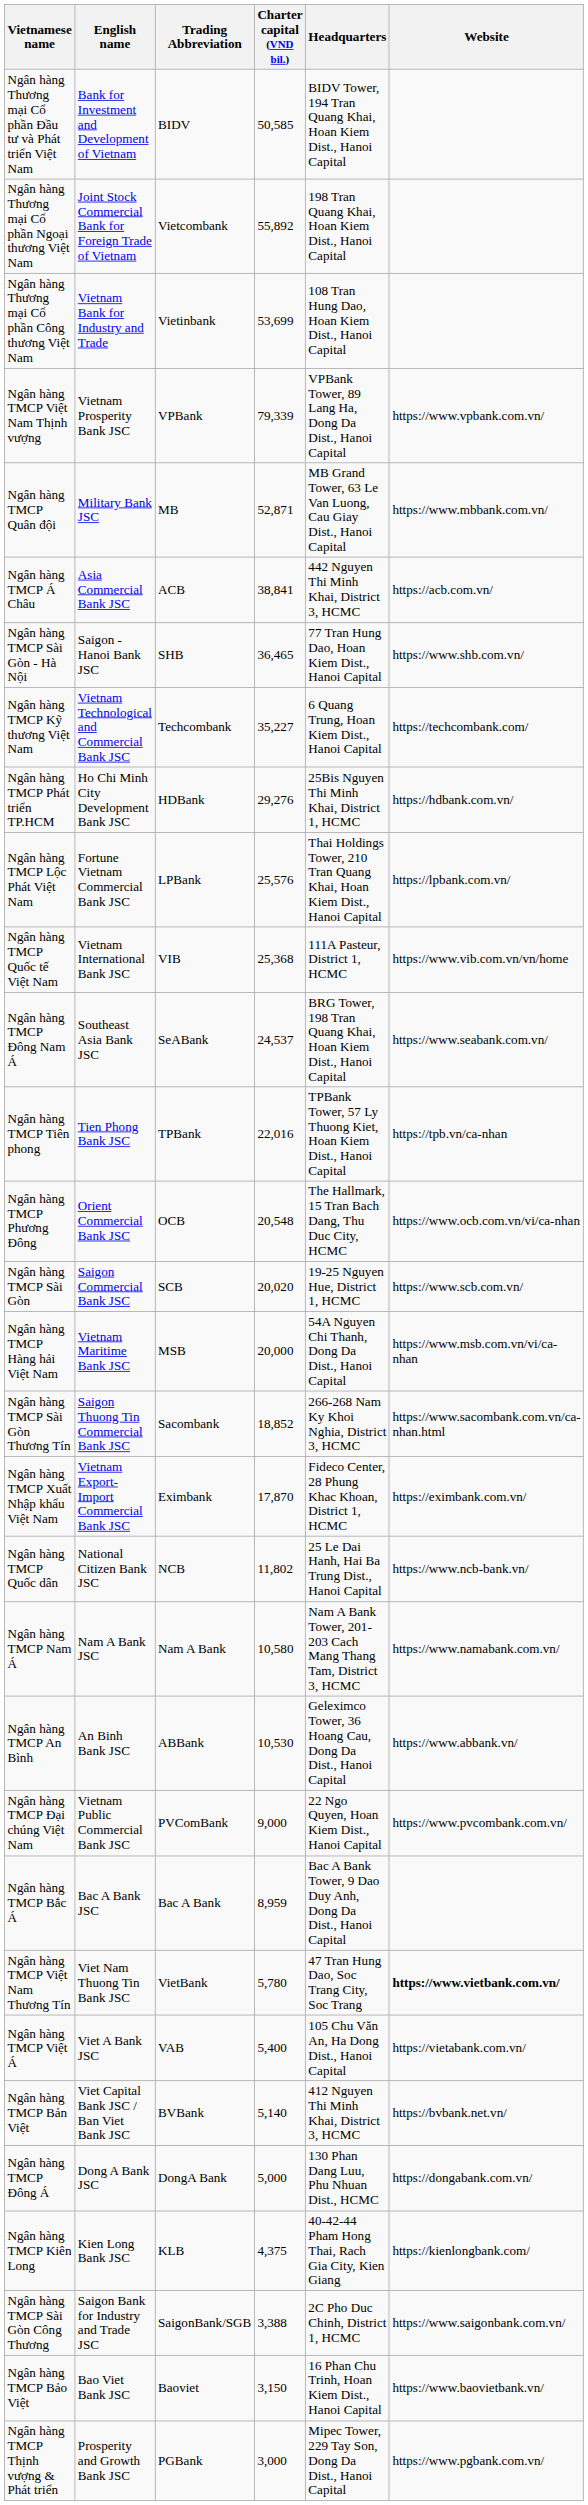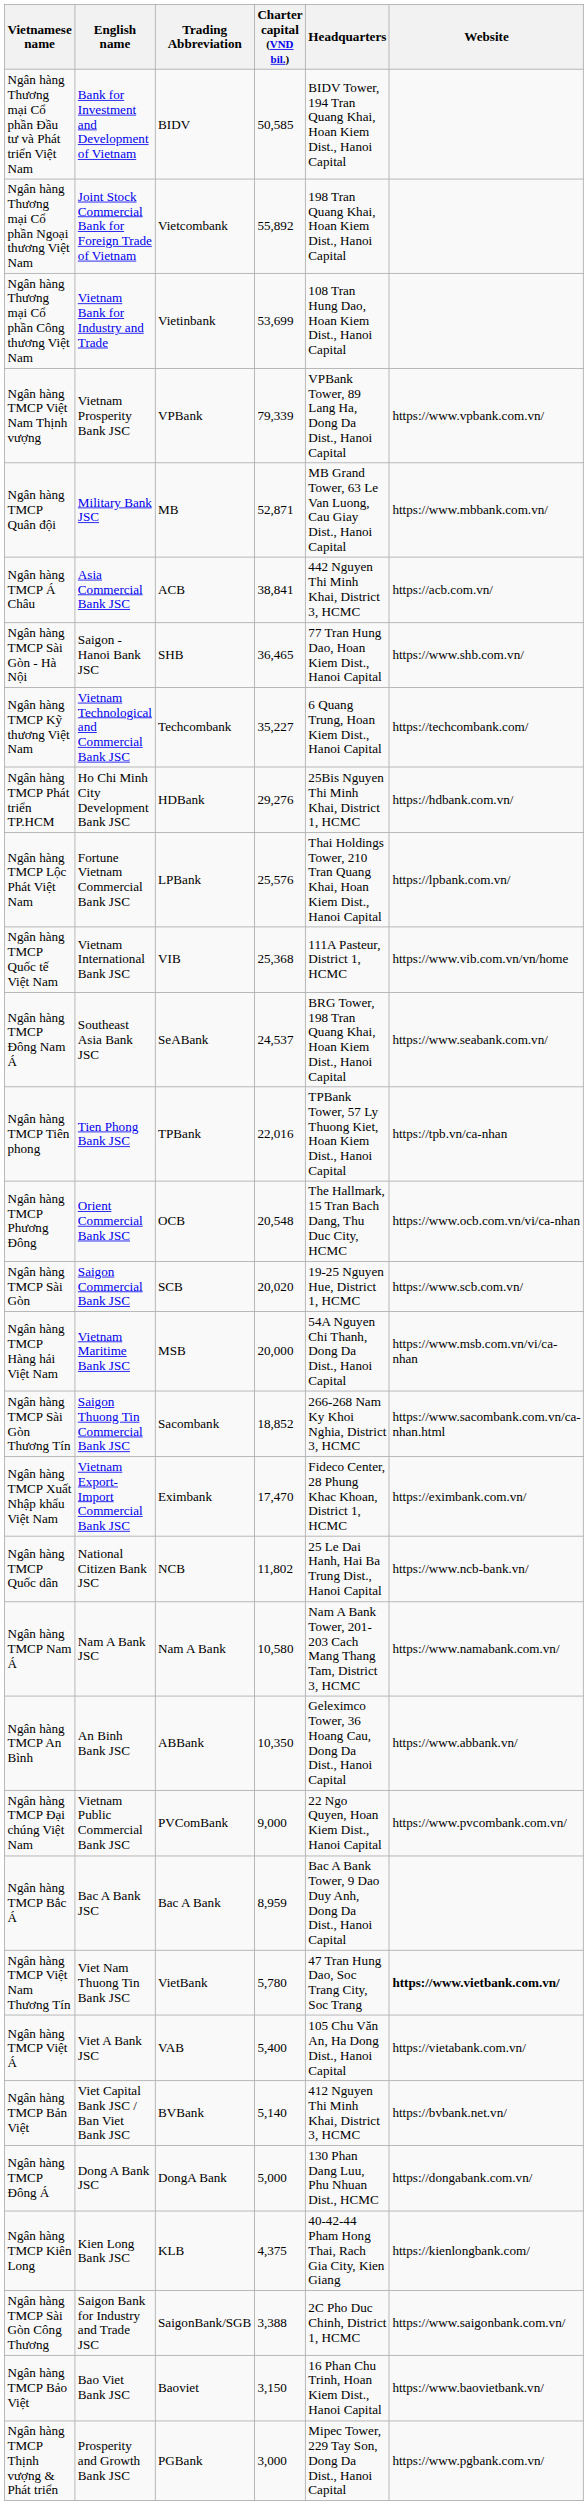(275, 1496) 17,870 -> (275, 1496) 17,470
(275, 1743) 10,530 -> (275, 1743) 10,350
